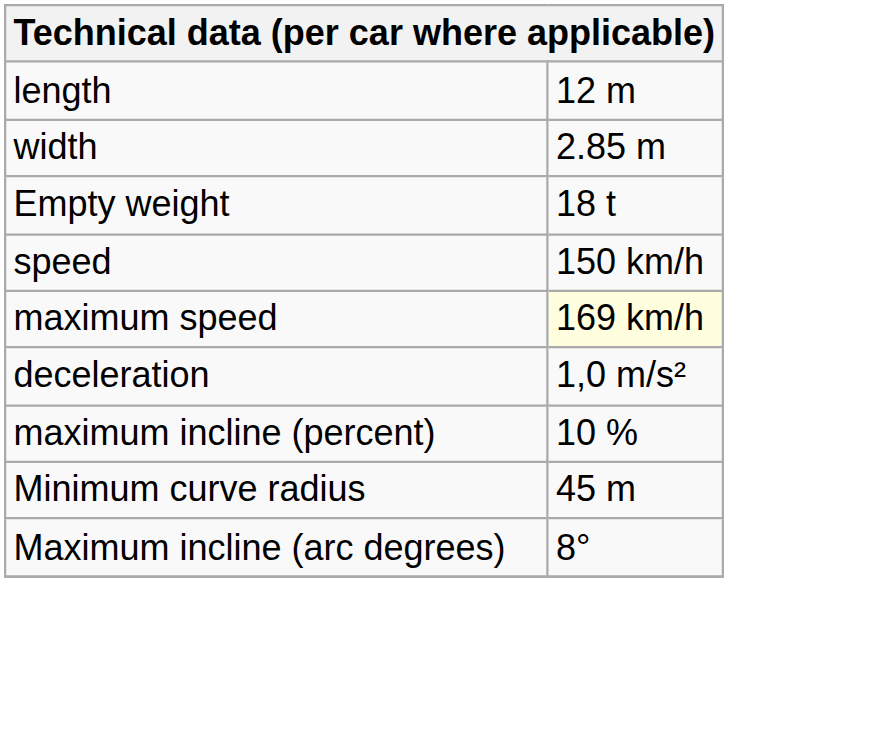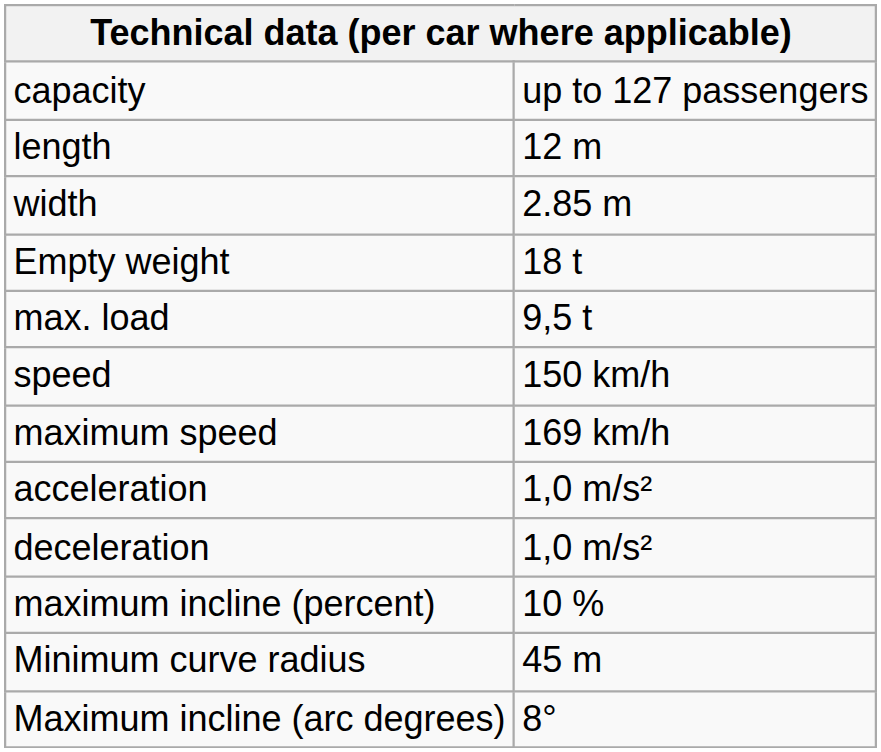+ row: (79, 90)
+ row: (91, 318)
(630, 318) lightyellow background -> (596, 432) no background
+ row: (110, 489)
